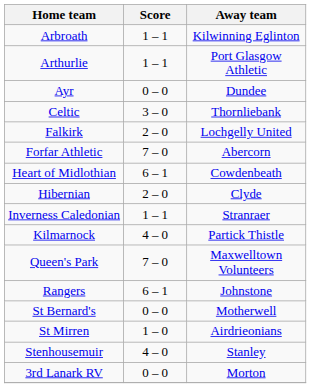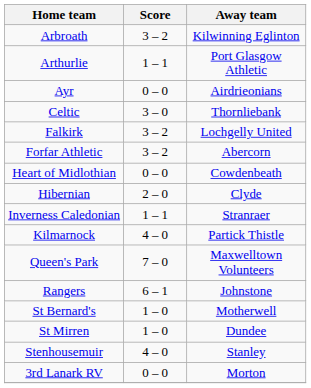(155, 35) 1 – 1 -> (155, 35) 3 – 2
(246, 91) Dundee -> (246, 91) Airdrieonians
(155, 132) 2 – 0 -> (155, 132) 3 – 2
(155, 152) 7 – 0 -> (155, 152) 3 – 2
(155, 173) 6 – 1 -> (155, 173) 0 – 0
(155, 311) 0 – 0 -> (155, 311) 1 – 0
(246, 331) Airdrieonians -> (246, 331) Dundee
